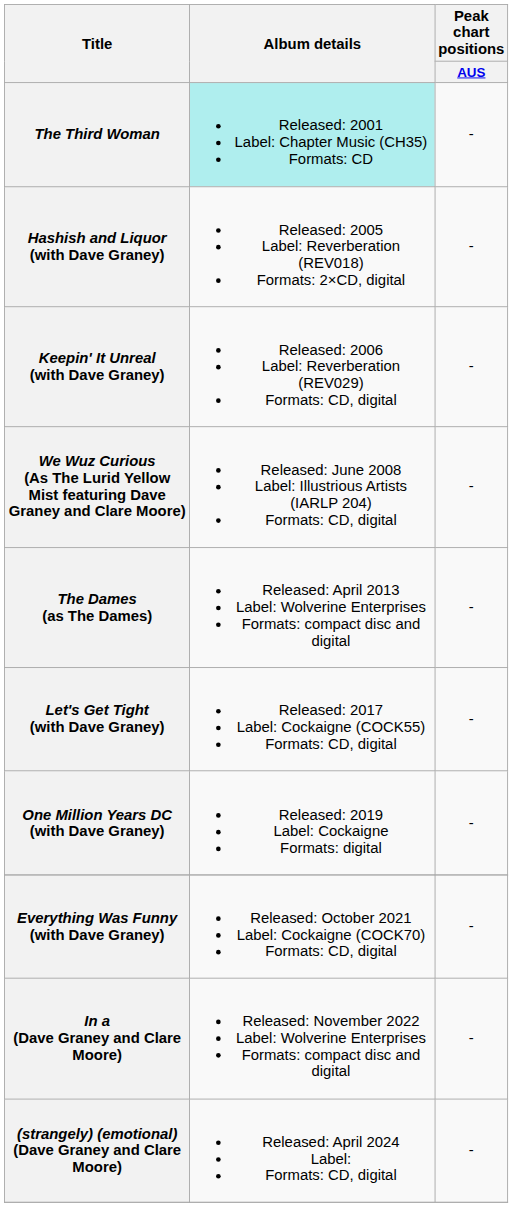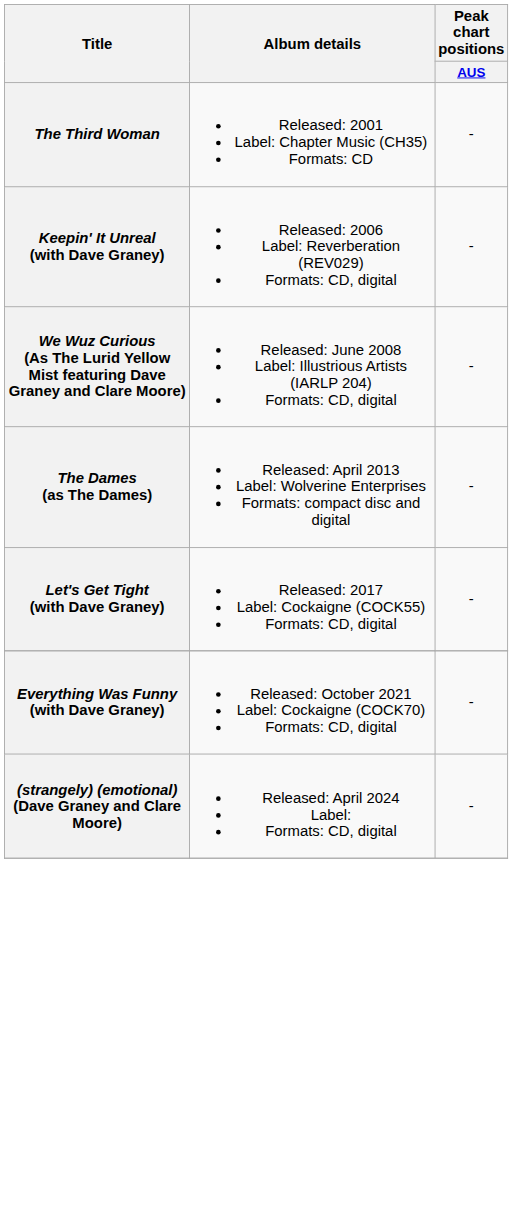(312, 143) paleturquoise background -> (312, 143) no background
- row: (97, 246)
- row: (97, 822)
- row: (97, 1038)
